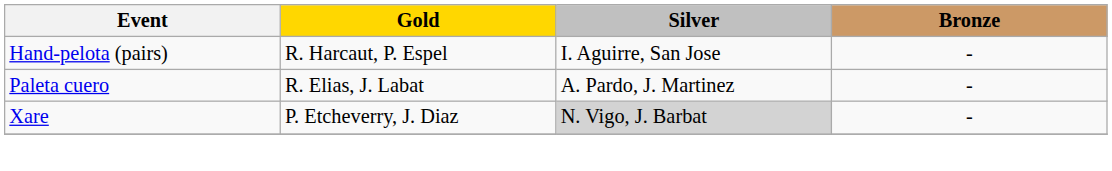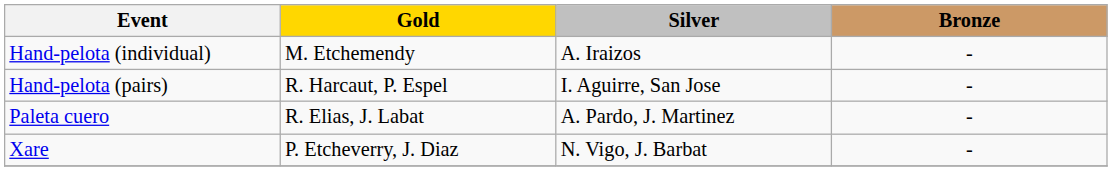+ row: (110, 52)
(634, 117) lightgrey background -> (634, 149) no background
